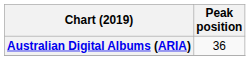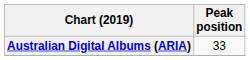(219, 45) 36 -> (219, 45) 33
